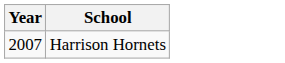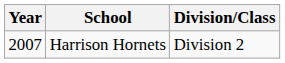+ column: (225, 17)
